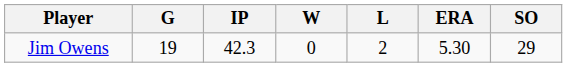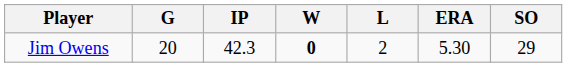(168, 47) 19 -> (168, 47) 20
(311, 47) normal -> (311, 47) bold
